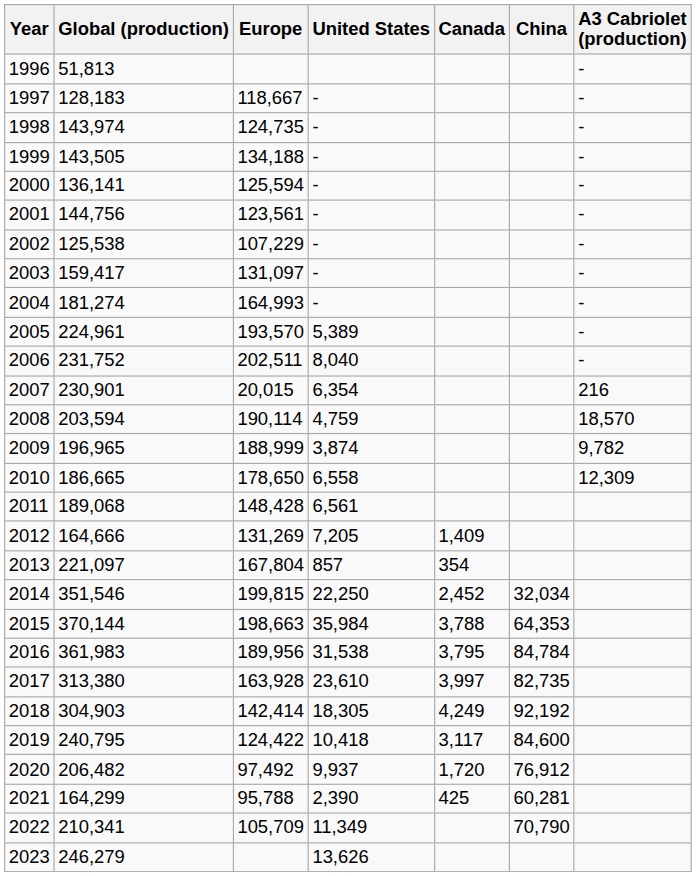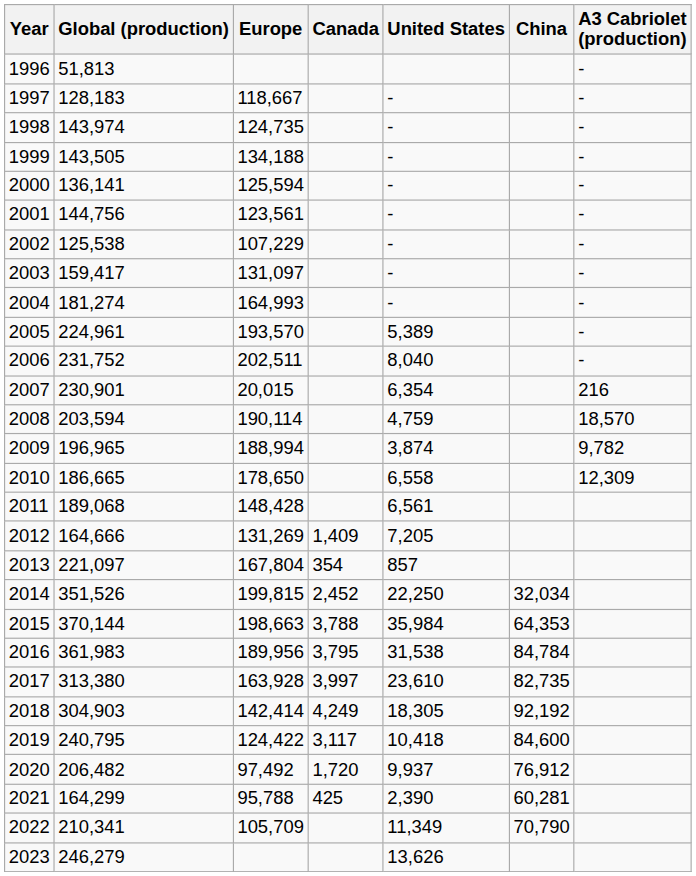columns swapped: (371, 29) <-> (472, 29)
(271, 448) 188,999 -> (271, 448) 188,994
(91, 594) 351,546 -> (91, 594) 351,526
